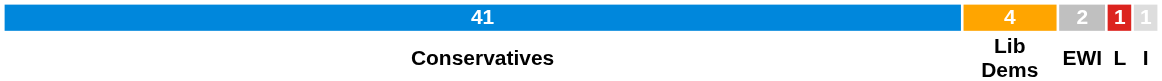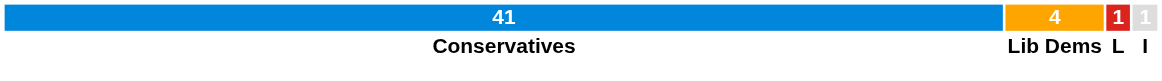- column: (1082, 17)
